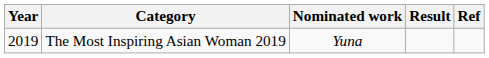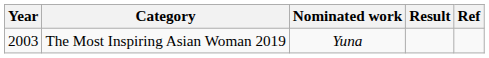(23, 40) 2019 -> (23, 40) 2003
